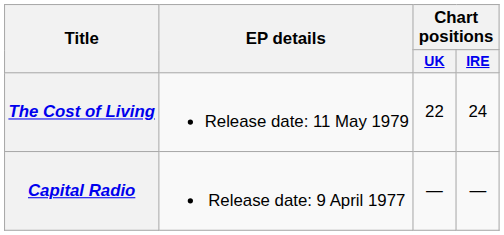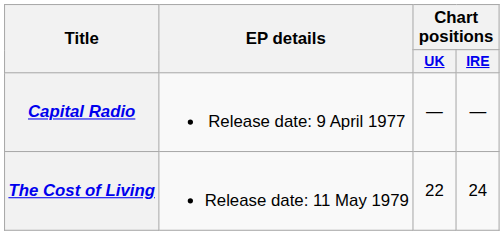rows swapped: (82, 191) <-> (82, 111)
